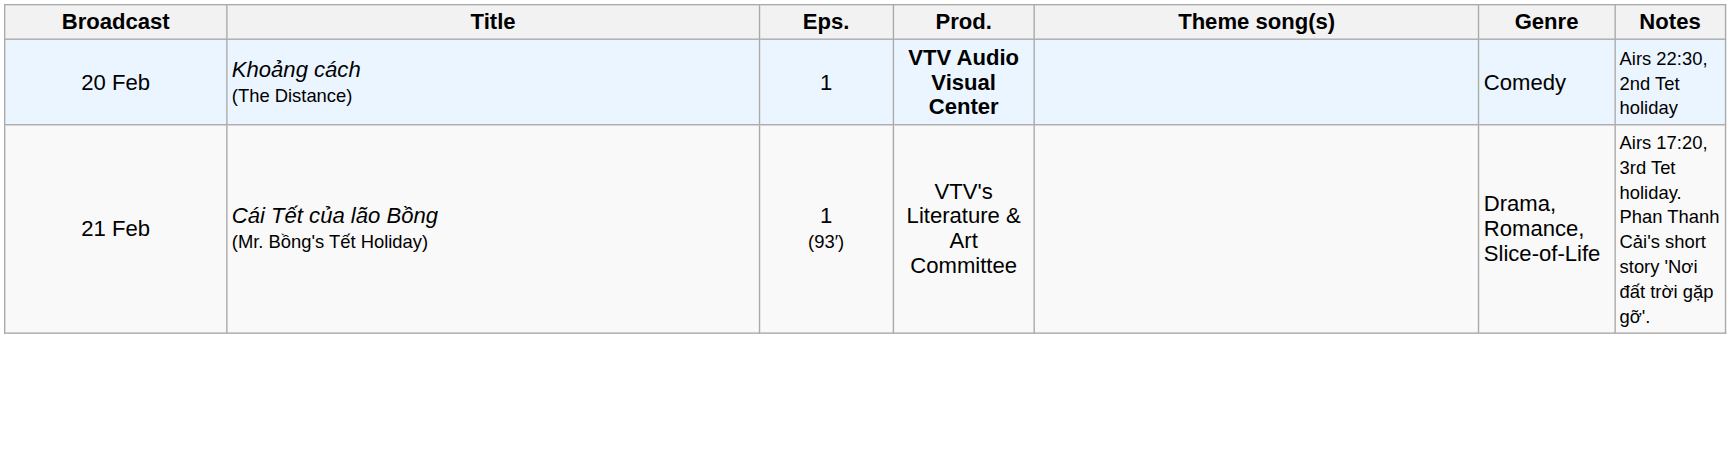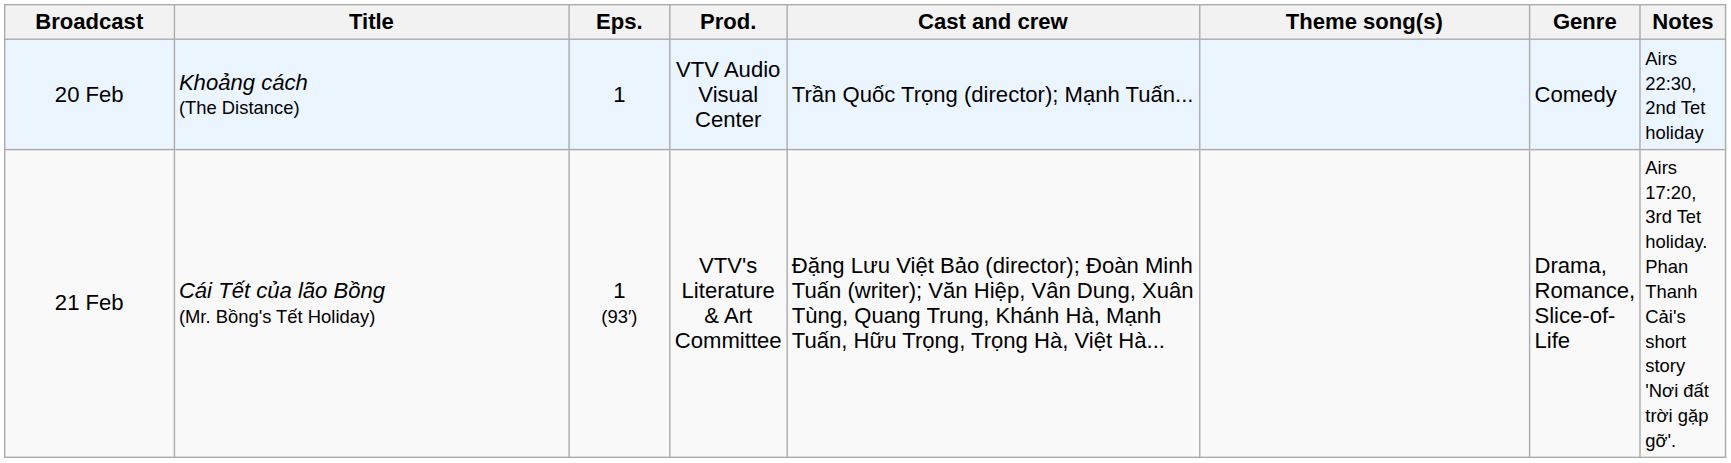+ column: (993, 22)
(964, 81) bold -> (728, 94) normal
